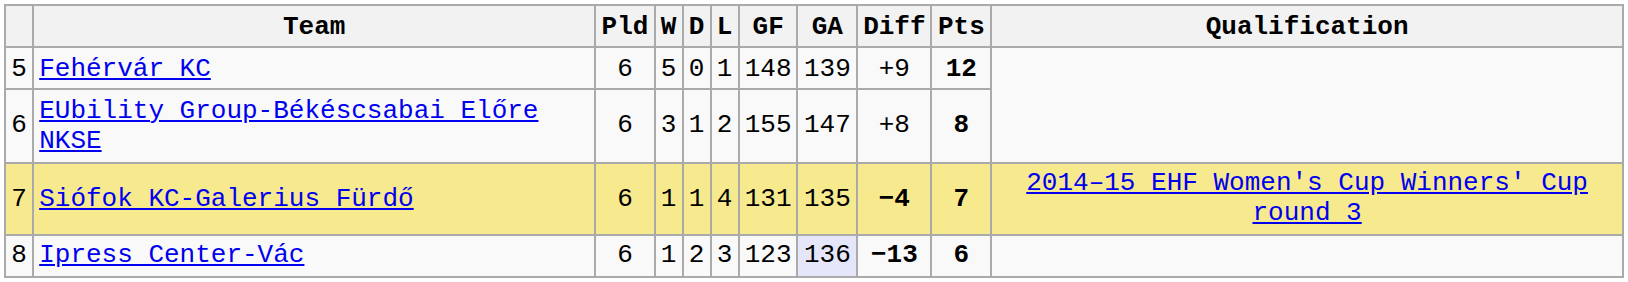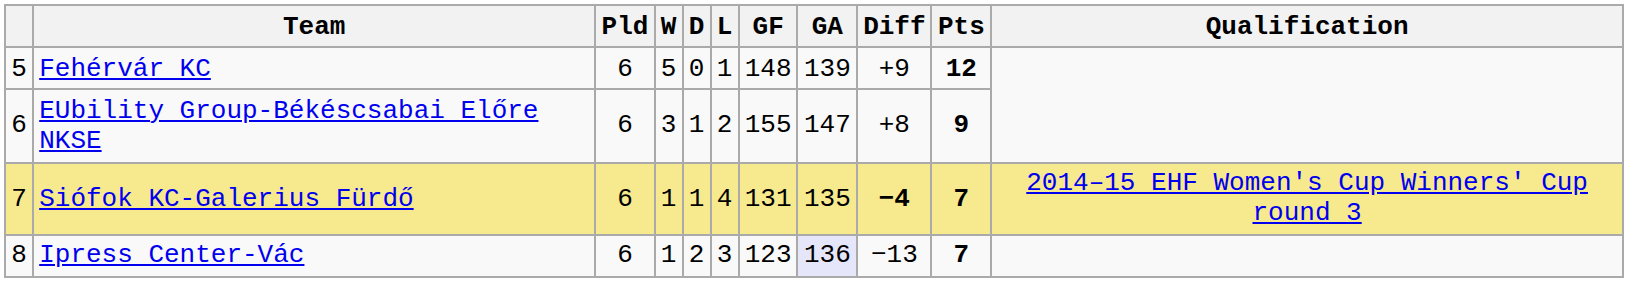(961, 126) 8 -> (961, 126) 9
(894, 256) bold -> (894, 256) normal
(961, 256) 6 -> (961, 256) 7
